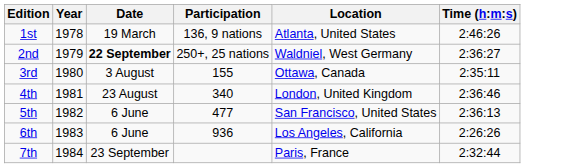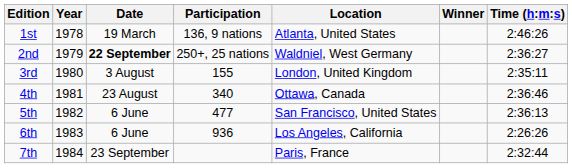+ column: (463, 14)
(320, 73) Ottawa, Canada -> (344, 73) London, United Kingdom
(344, 93) London, United Kingdom -> (320, 93) Ottawa, Canada
